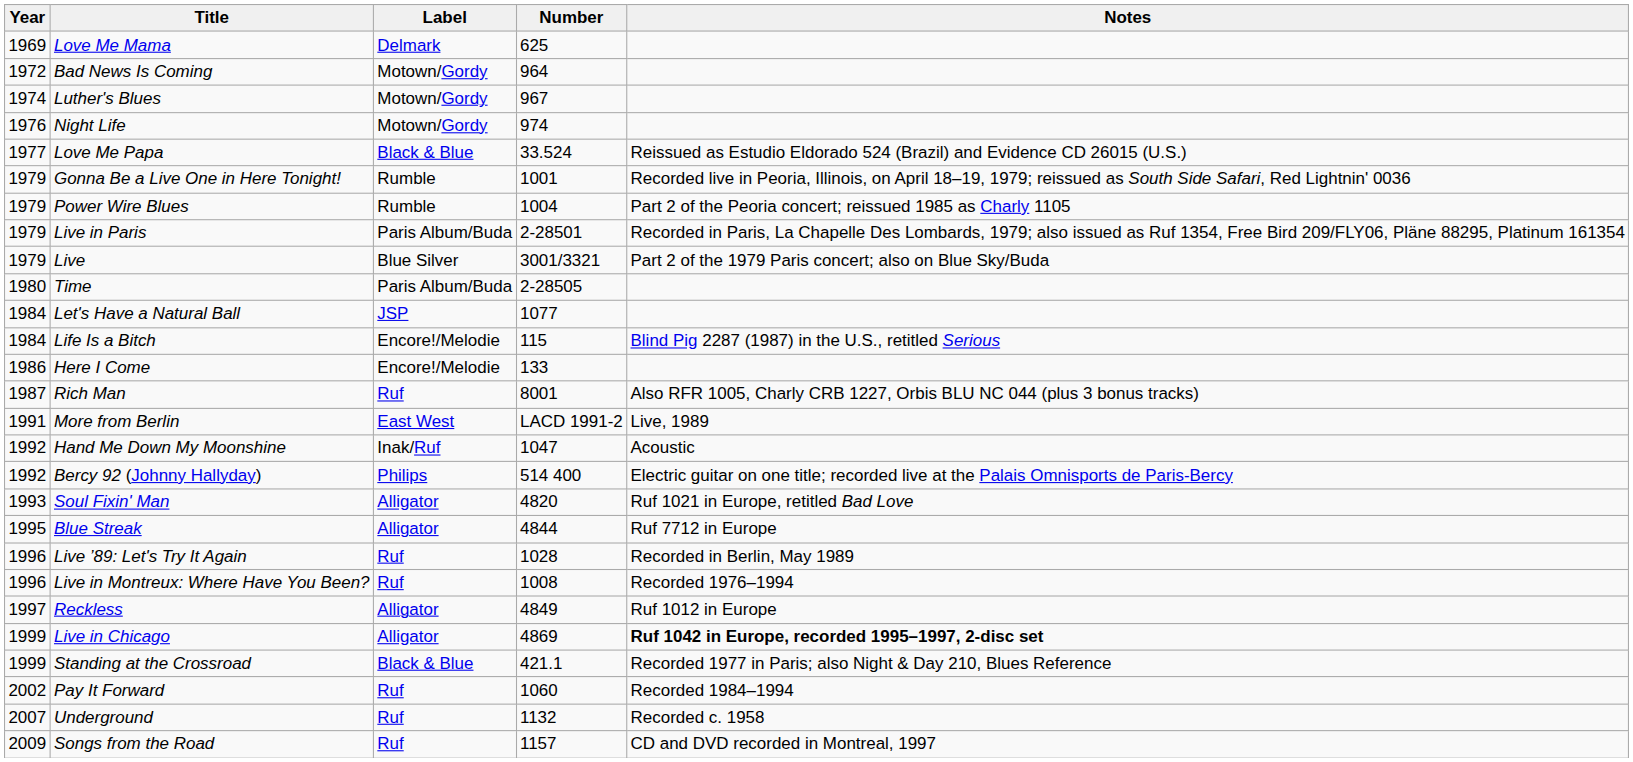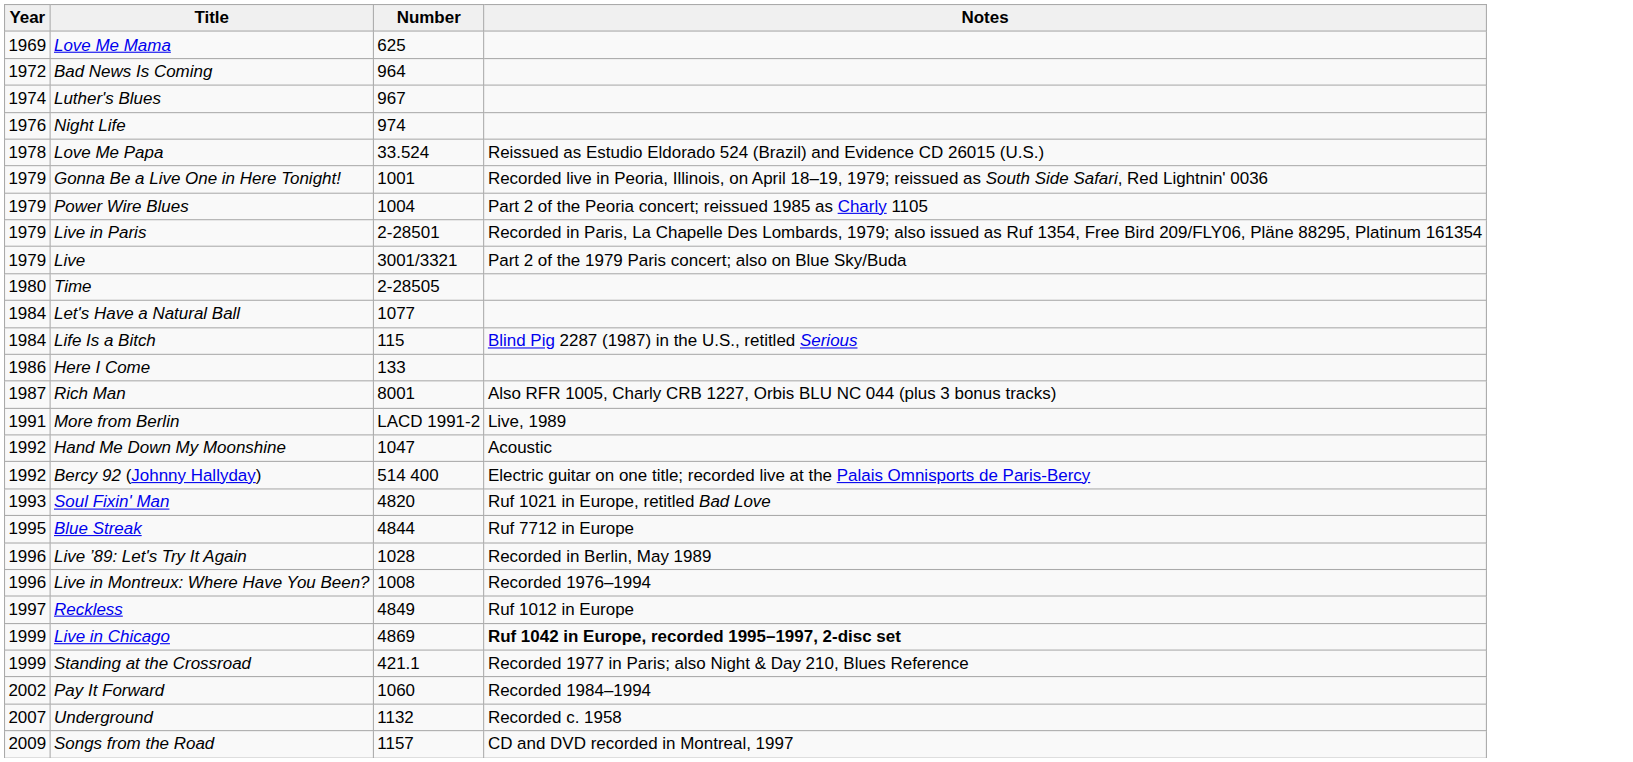- column: (445, 17)
(27, 152) 1977 -> (27, 152) 1978
